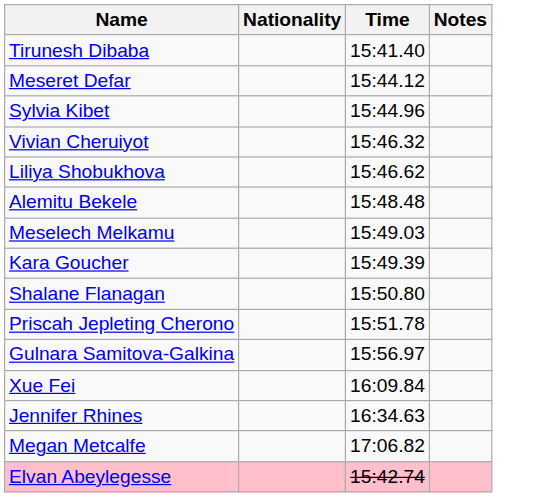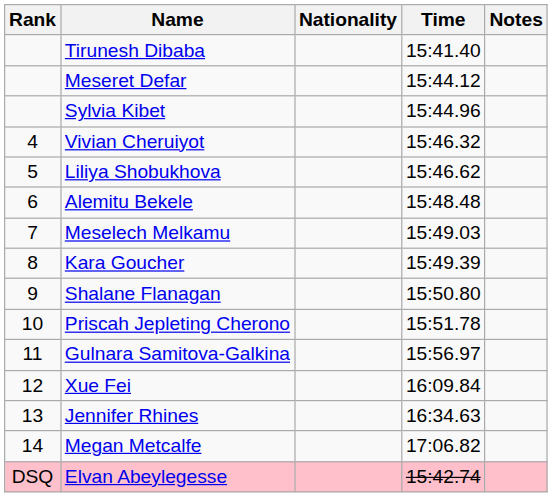+ column: (33, 19)
